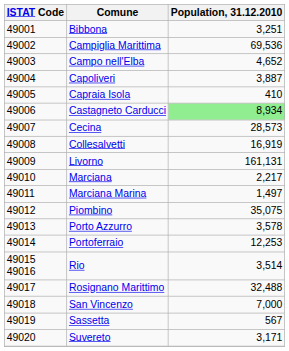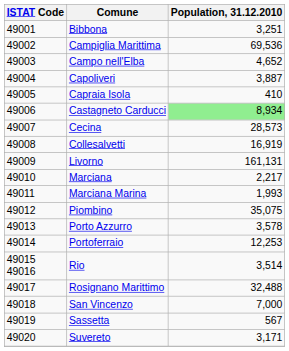(269, 194) 1,497 -> (269, 194) 1,993
